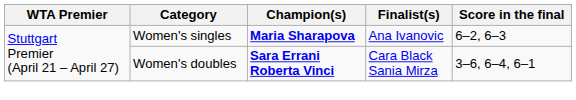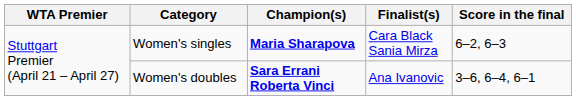(406, 36) Ana Ivanovic -> (403, 43) Cara Black Sania Mirza
(403, 64) Cara Black Sania Mirza -> (406, 78) Ana Ivanovic
